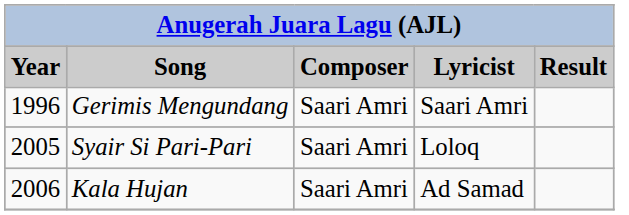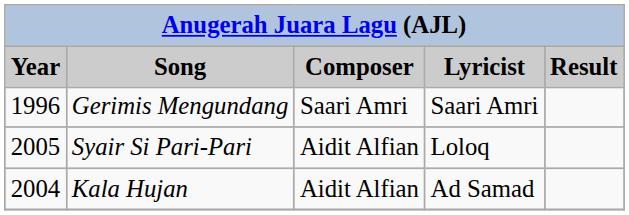(354, 147) Saari Amri -> (359, 147) Aidit Alfian
(35, 188) 2006 -> (35, 188) 2004
(354, 188) Saari Amri -> (359, 188) Aidit Alfian
